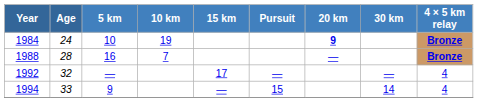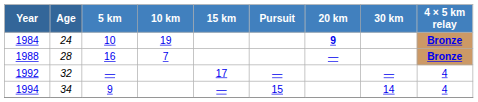(66, 90) 33 -> (66, 90) 34
